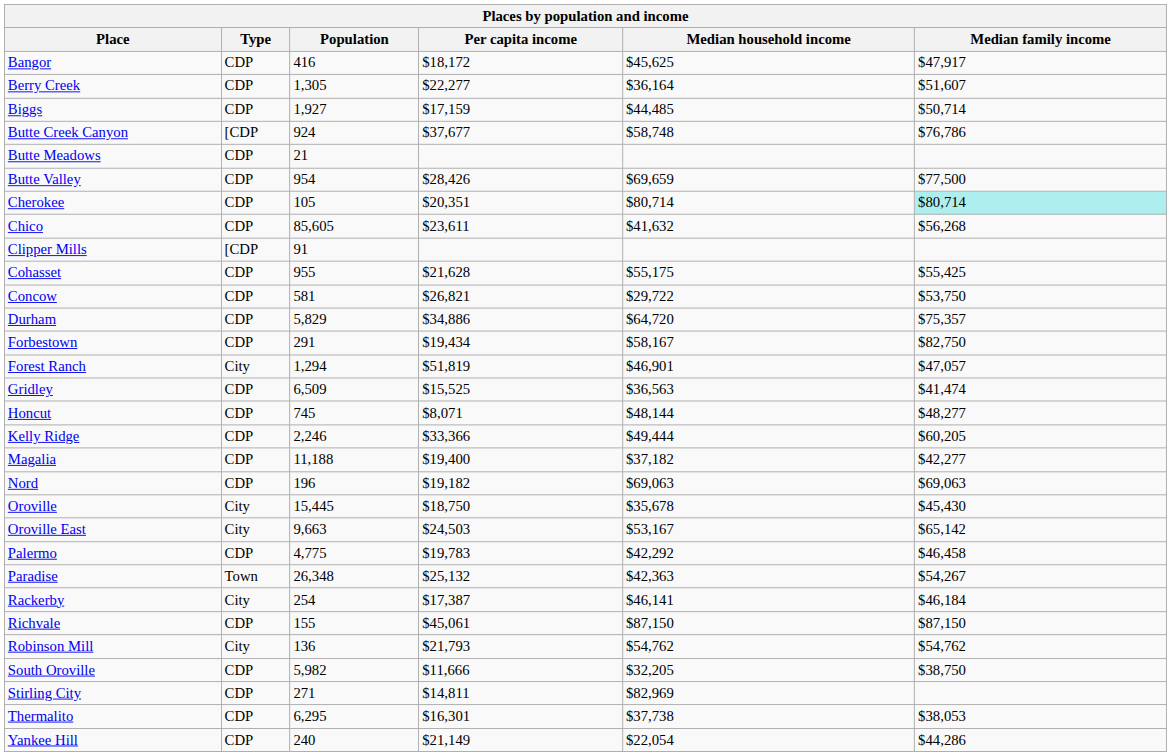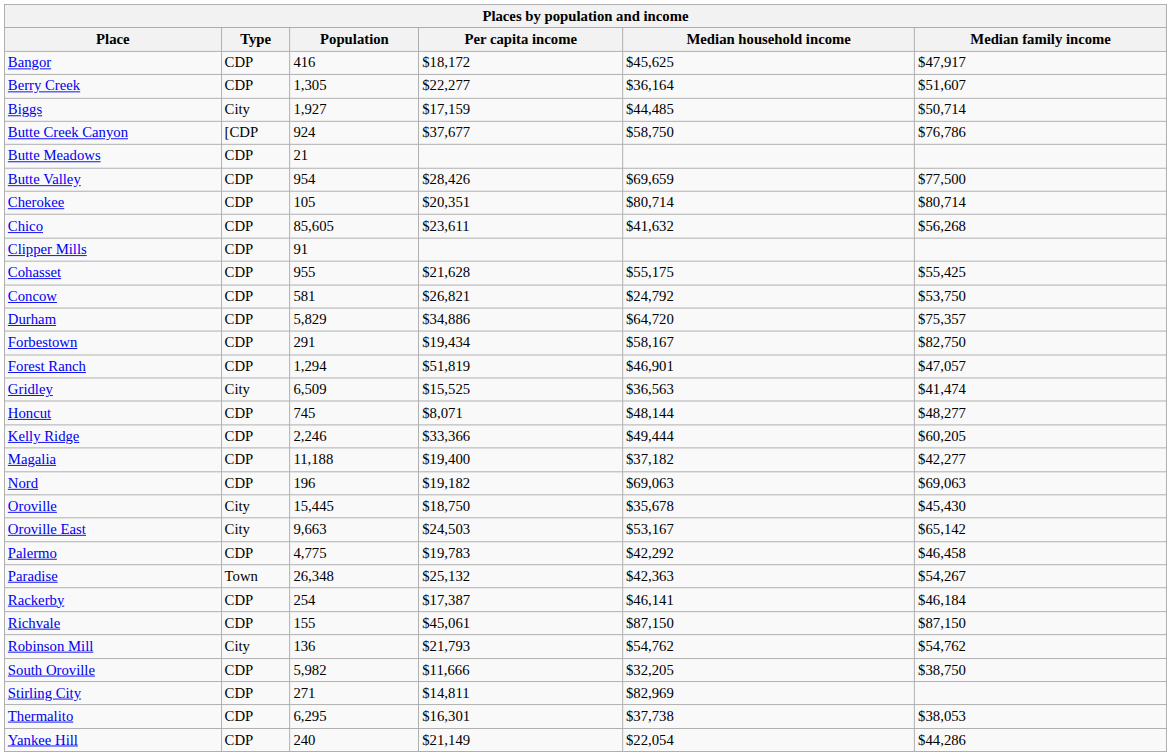(239, 109) CDP -> (237, 109) City
(650, 132) $58,748 -> (650, 132) $58,750
(942, 202) paleturquoise background -> (942, 202) no background
(241, 249) [CDP -> (239, 249) CDP
(650, 296) $29,722 -> (650, 296) $24,792
(237, 366) City -> (239, 366) CDP
(239, 389) CDP -> (237, 389) City
(237, 599) City -> (239, 599) CDP
